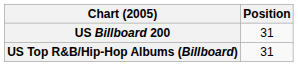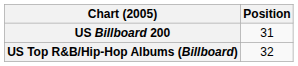(267, 52) 31 -> (267, 52) 32
